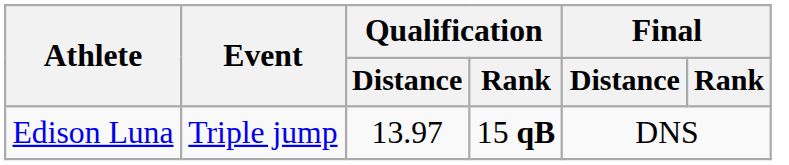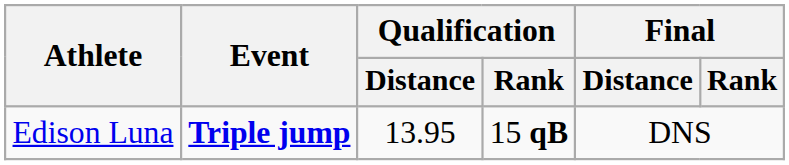(263, 132) normal -> (269, 132) bold
(407, 132) 13.97 -> (420, 132) 13.95
